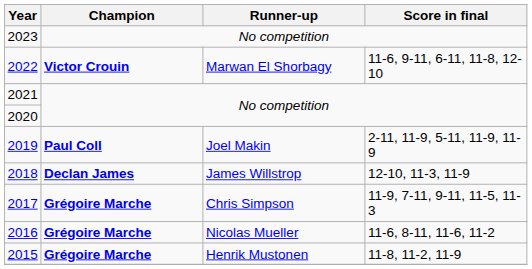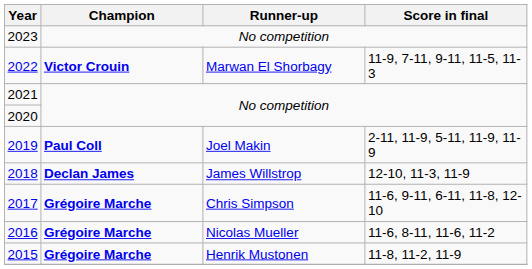(445, 66) 11-6, 9-11, 6-11, 11-8, 12-10 -> (444, 66) 11-9, 7-11, 9-11, 11-5, 11-3
(444, 203) 11-9, 7-11, 9-11, 11-5, 11-3 -> (445, 203) 11-6, 9-11, 6-11, 11-8, 12-10
